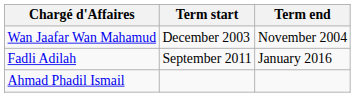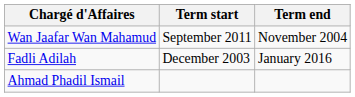(206, 37) December 2003 -> (207, 37) September 2011
(207, 59) September 2011 -> (206, 59) December 2003
